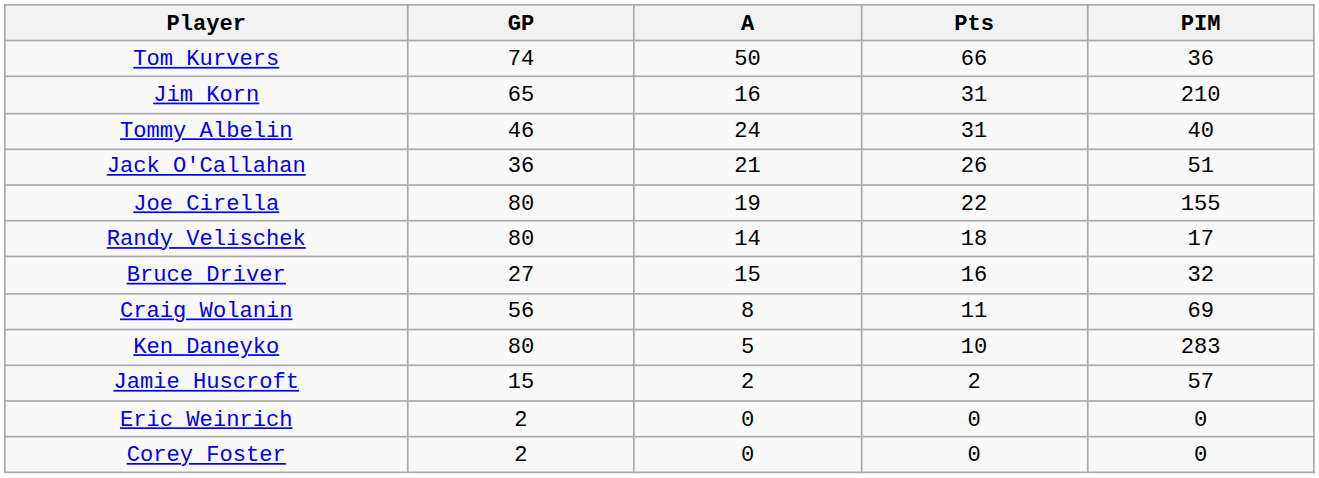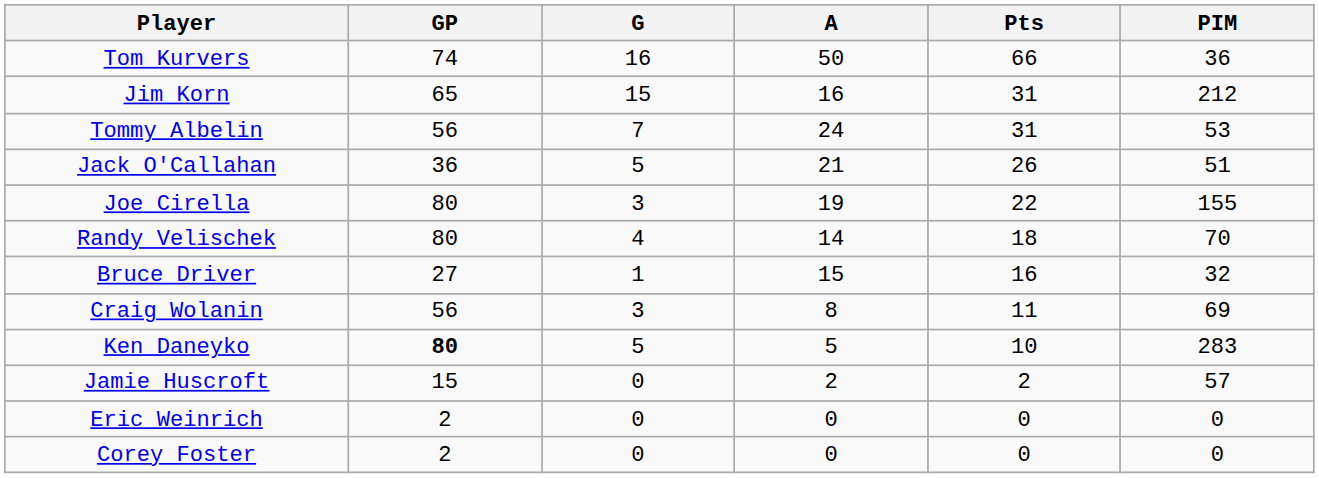+ column: (638, 23)
(1201, 95) 210 -> (1217, 95) 212
(521, 131) 46 -> (445, 131) 56
(1201, 131) 40 -> (1217, 131) 53
(1201, 239) 17 -> (1217, 239) 70
(521, 347) normal -> (445, 347) bold
